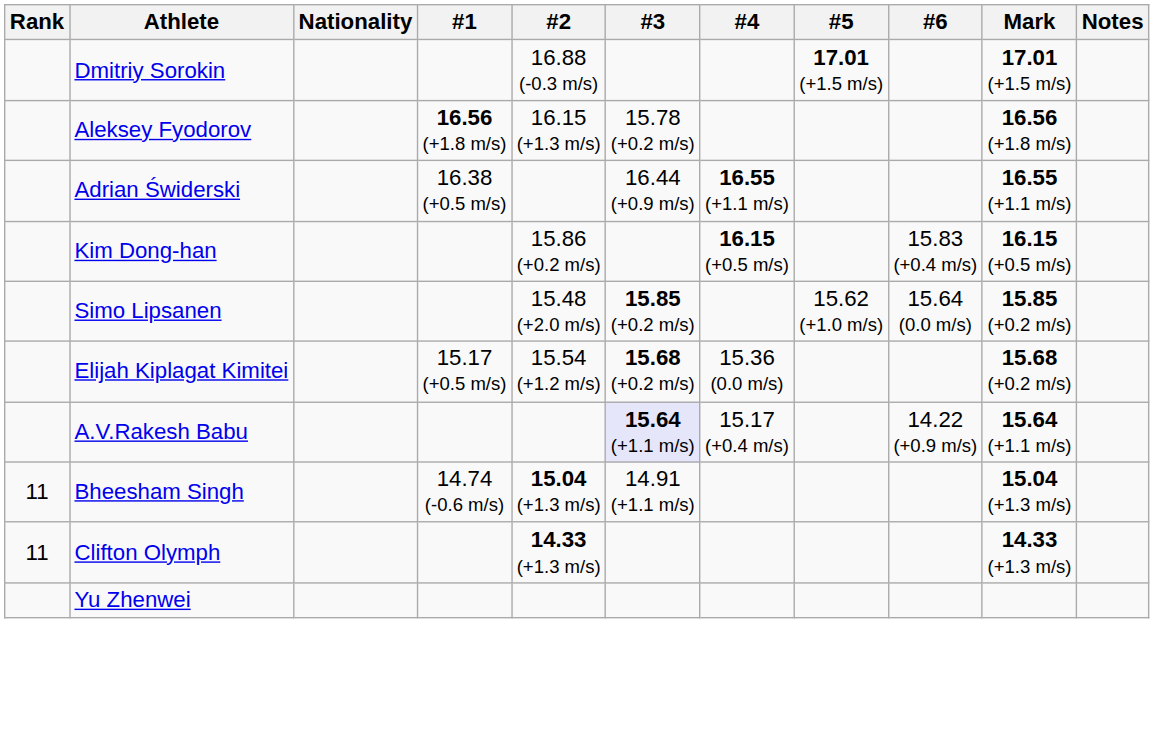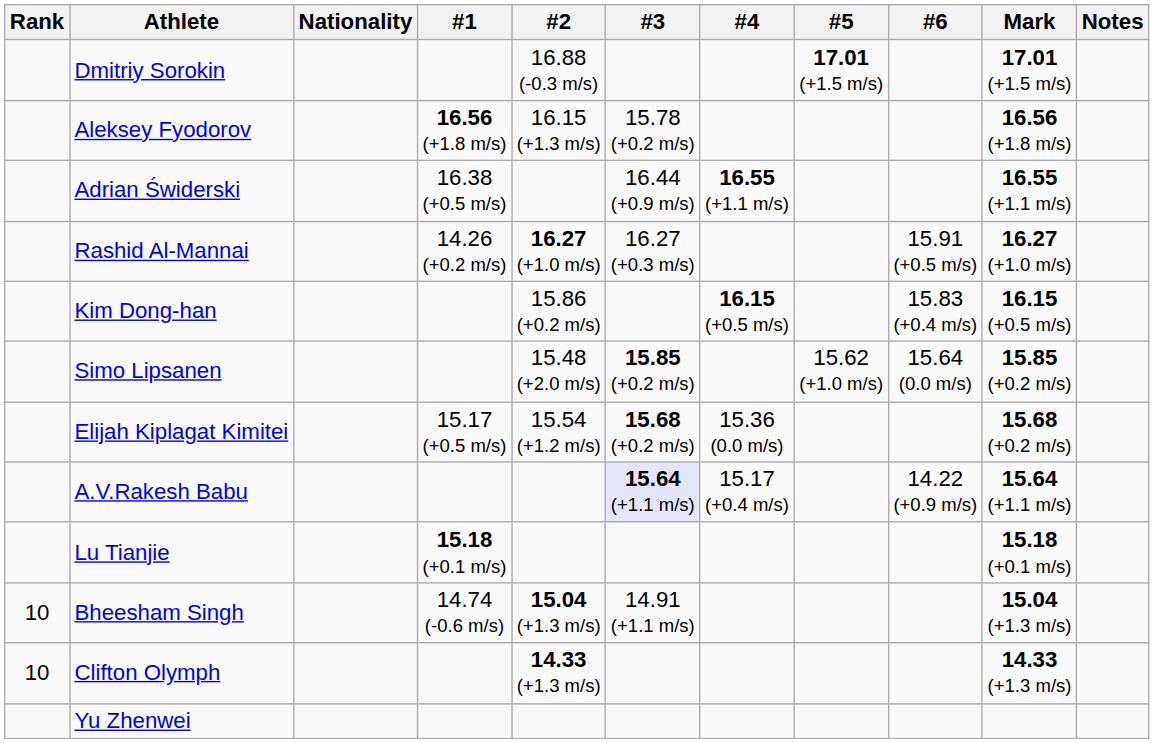+ row: (162, 250)
+ row: (122, 552)
(37, 491) 11 -> (37, 612) 10
(37, 552) 11 -> (37, 672) 10
